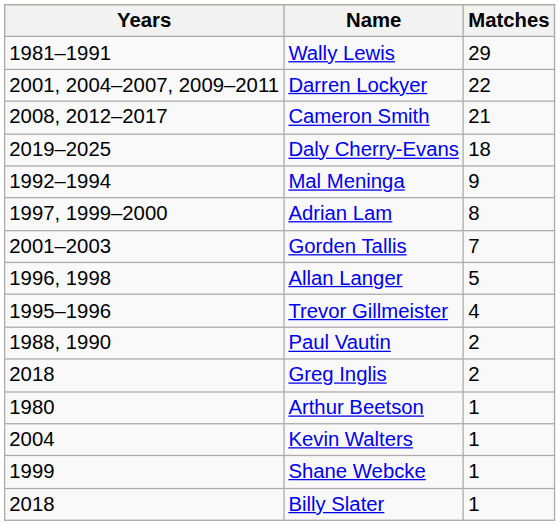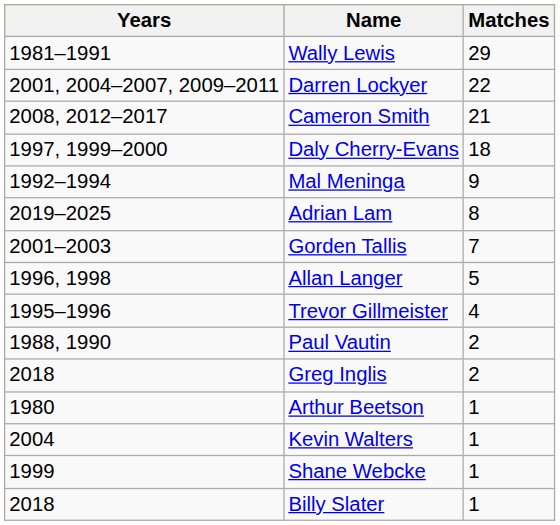(60, 149) 2019–2025 -> (88, 149) 1997, 1999–2000
(88, 213) 1997, 1999–2000 -> (60, 213) 2019–2025
